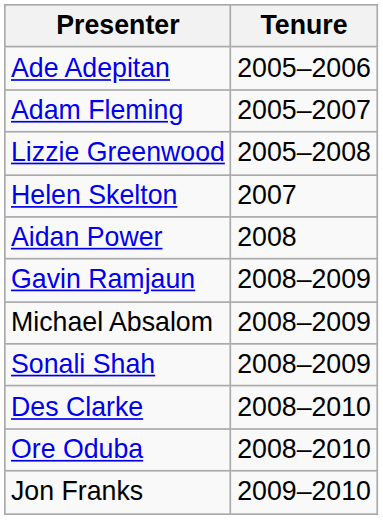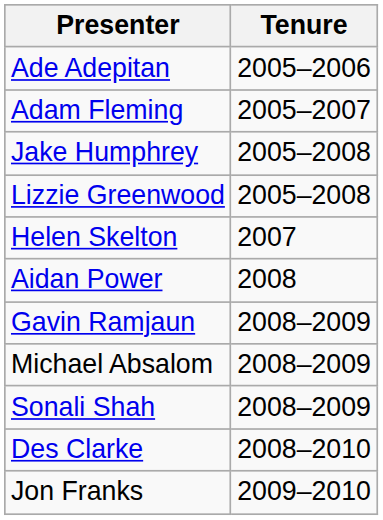+ row: (105, 152)
- row: (77, 449)
